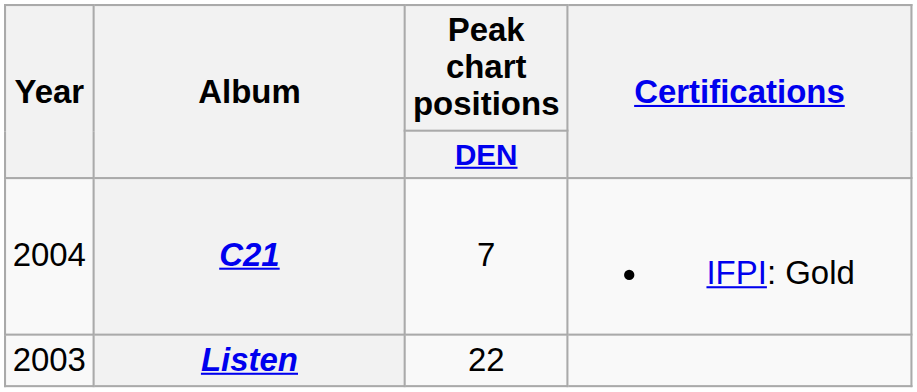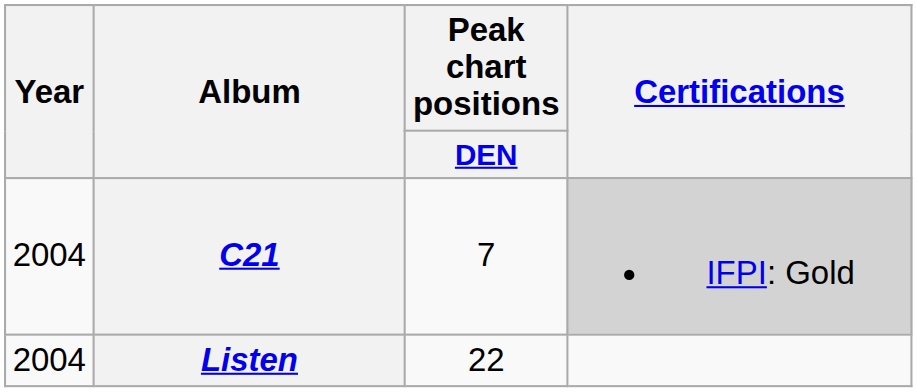(739, 275) no background -> (739, 275) lightgrey background
(49, 359) 2003 -> (49, 359) 2004
